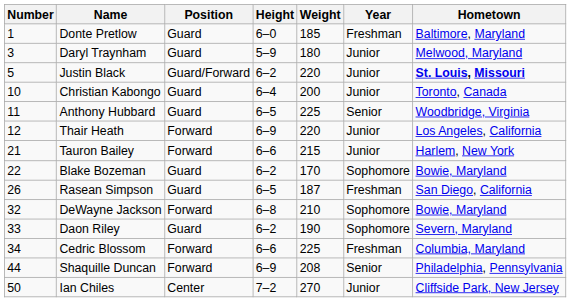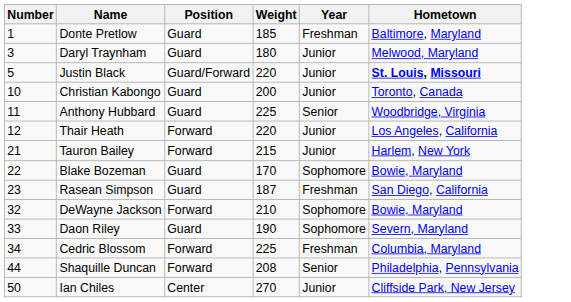- column: (275, 14)
(14, 190) 26 -> (14, 190) 23
